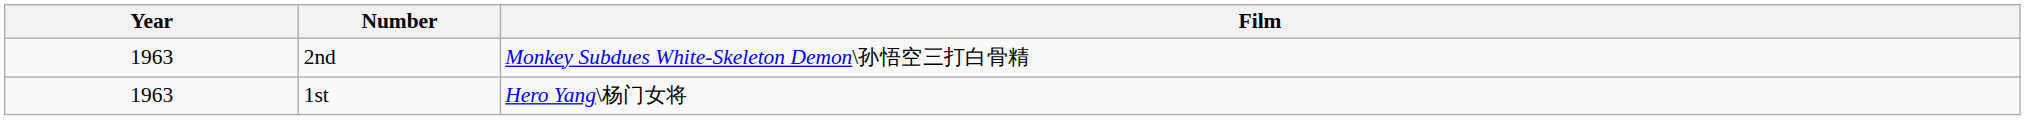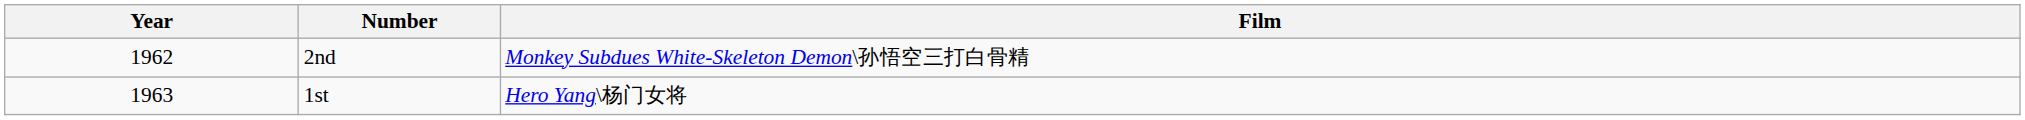(152, 57) 1963 -> (152, 57) 1962
